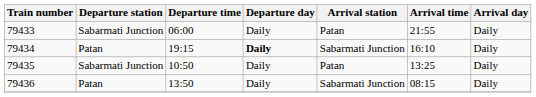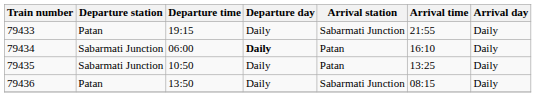(121, 30) Sabarmati Junction -> (91, 30) Patan
(181, 30) 06:00 -> (181, 30) 19:15
(332, 30) Patan -> (362, 30) Sabarmati Junction
(91, 48) Patan -> (121, 48) Sabarmati Junction
(181, 48) 19:15 -> (181, 48) 06:00
(362, 48) Sabarmati Junction -> (332, 48) Patan
